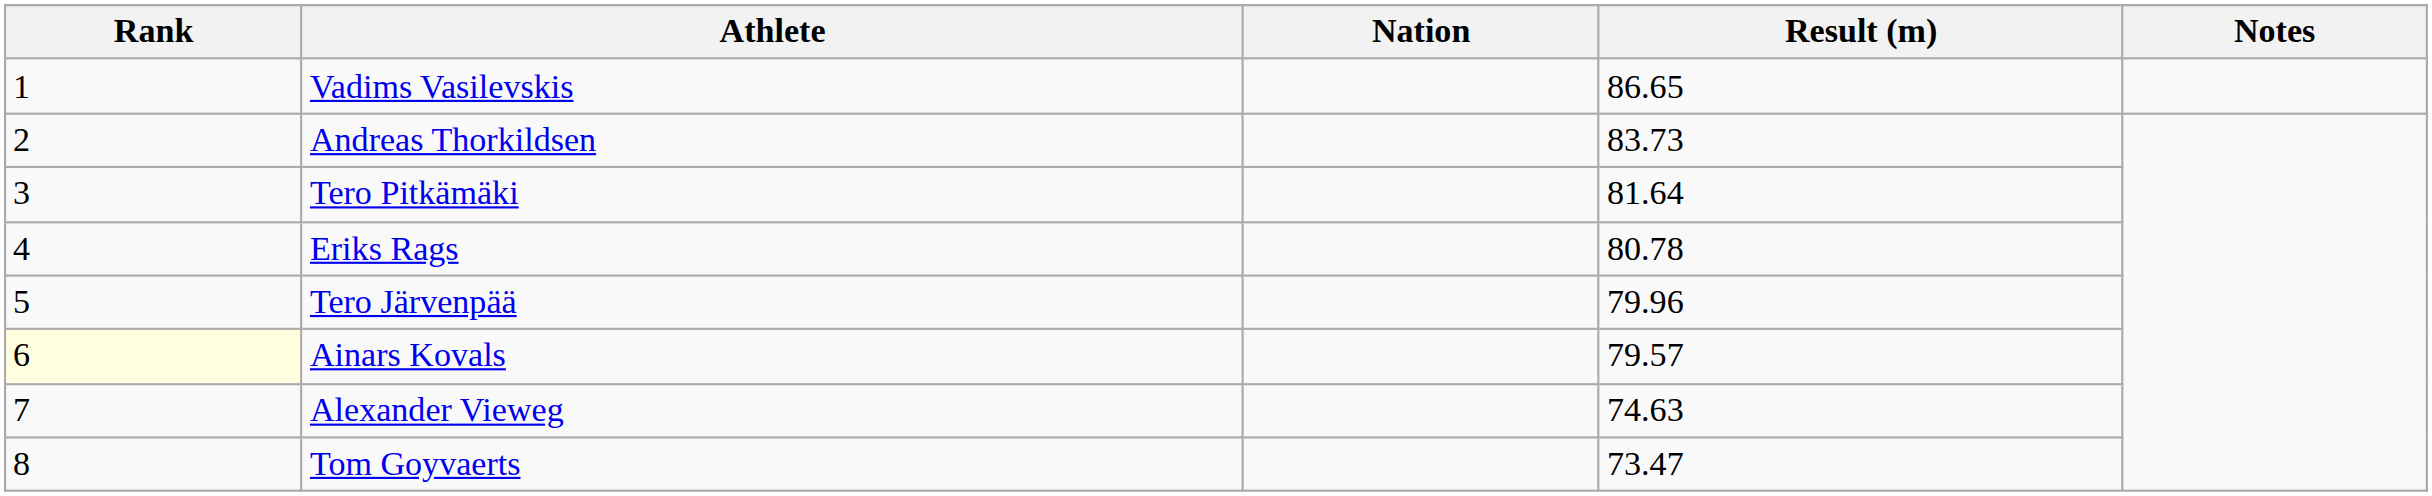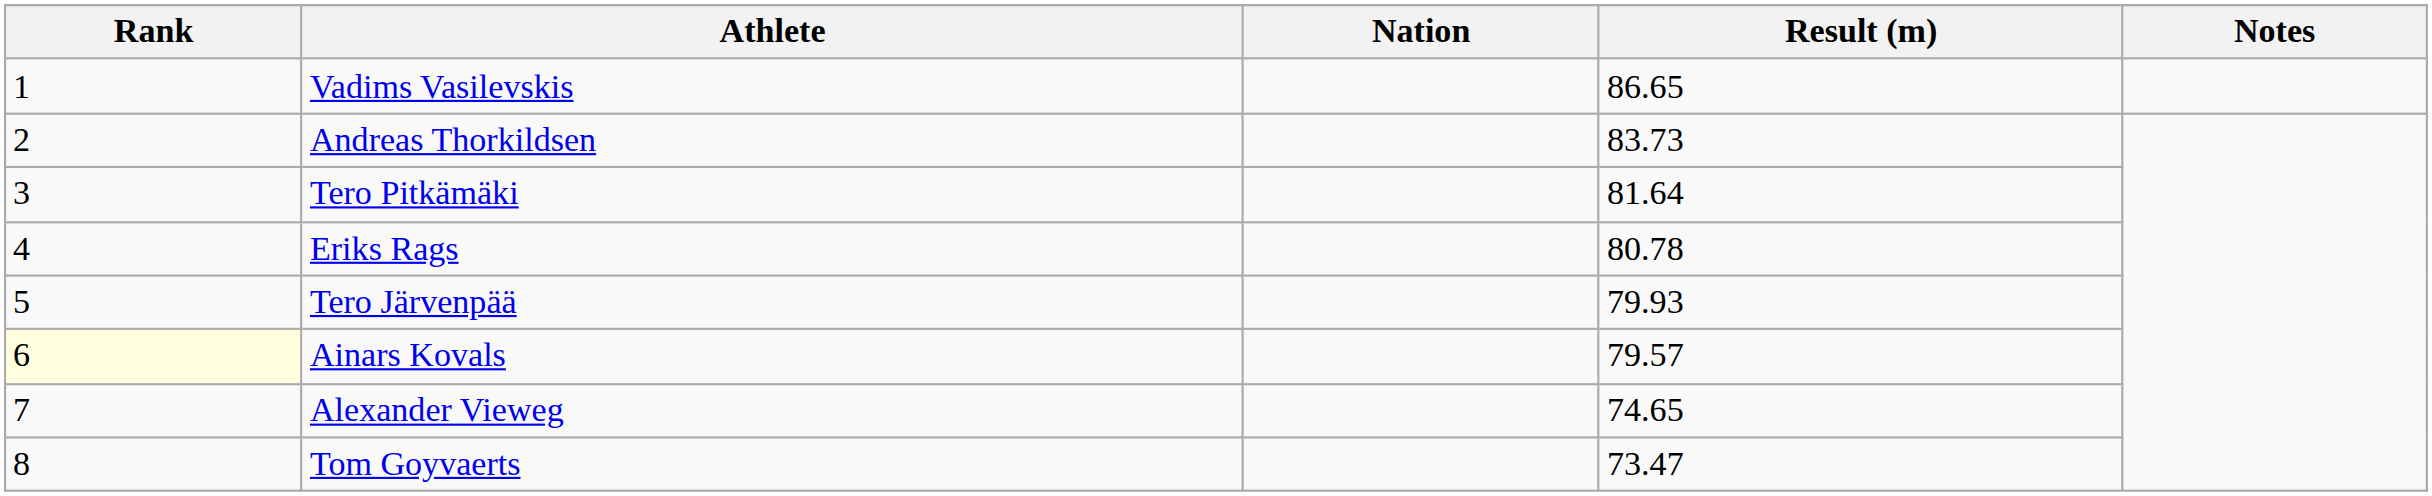(1645, 301) 79.96 -> (1645, 301) 79.93
(1645, 409) 74.63 -> (1645, 409) 74.65
